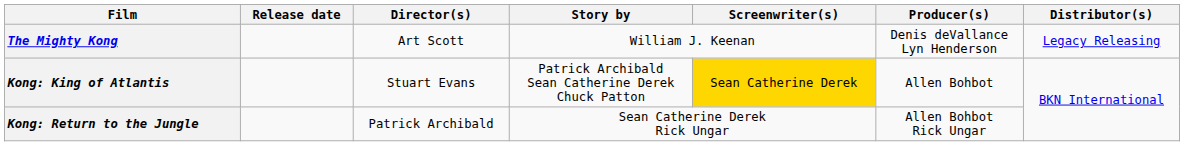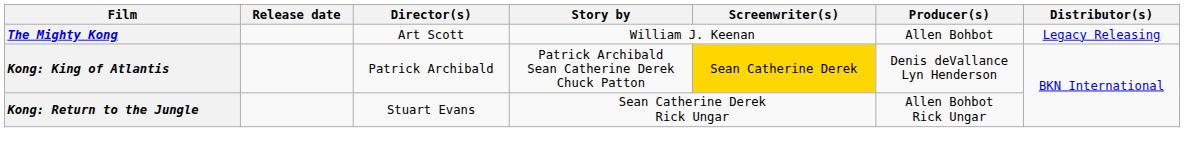(949, 41) Denis deVallance Lyn Henderson -> (949, 34) Allen Bohbot
(431, 82) Stuart Evans -> (431, 68) Patrick Archibald
(949, 82) Allen Bohbot -> (949, 68) Denis deVallance Lyn Henderson
(431, 124) Patrick Archibald -> (431, 109) Stuart Evans
